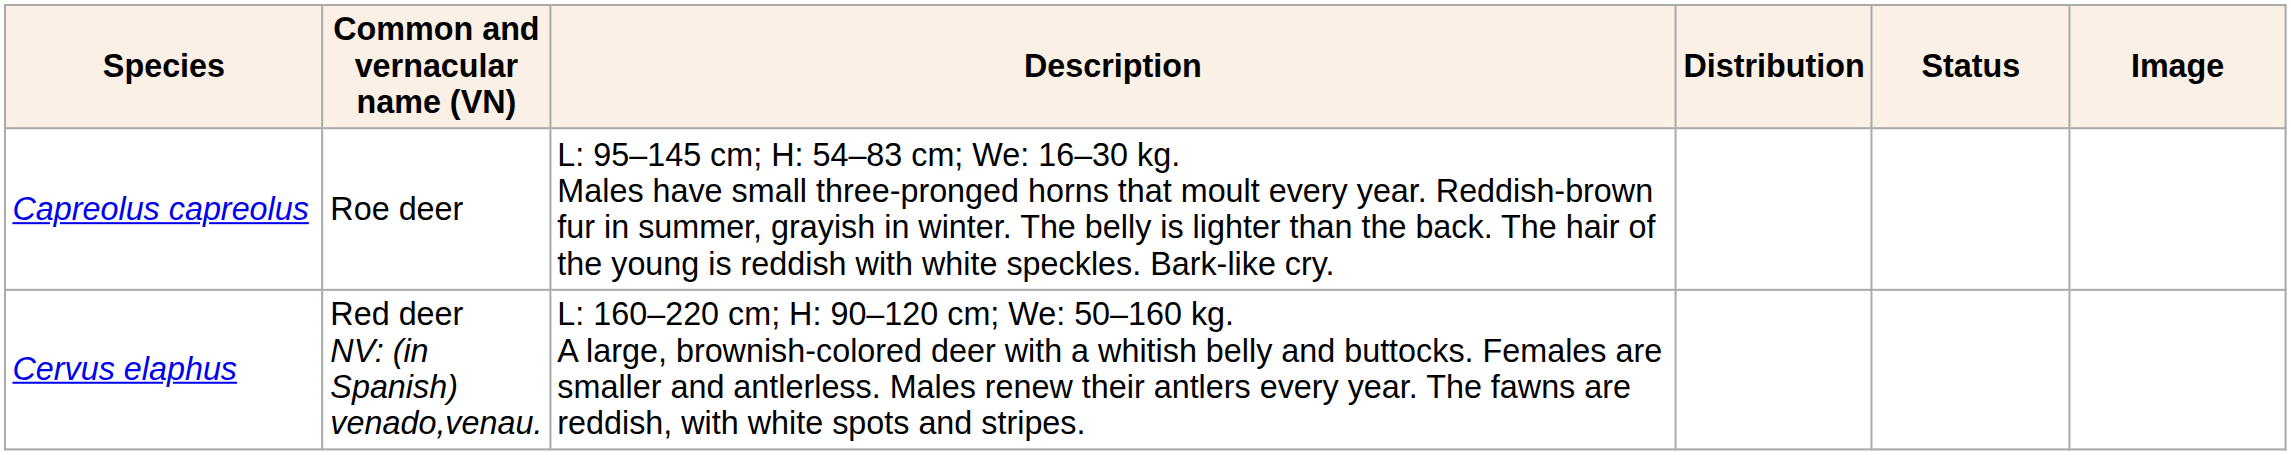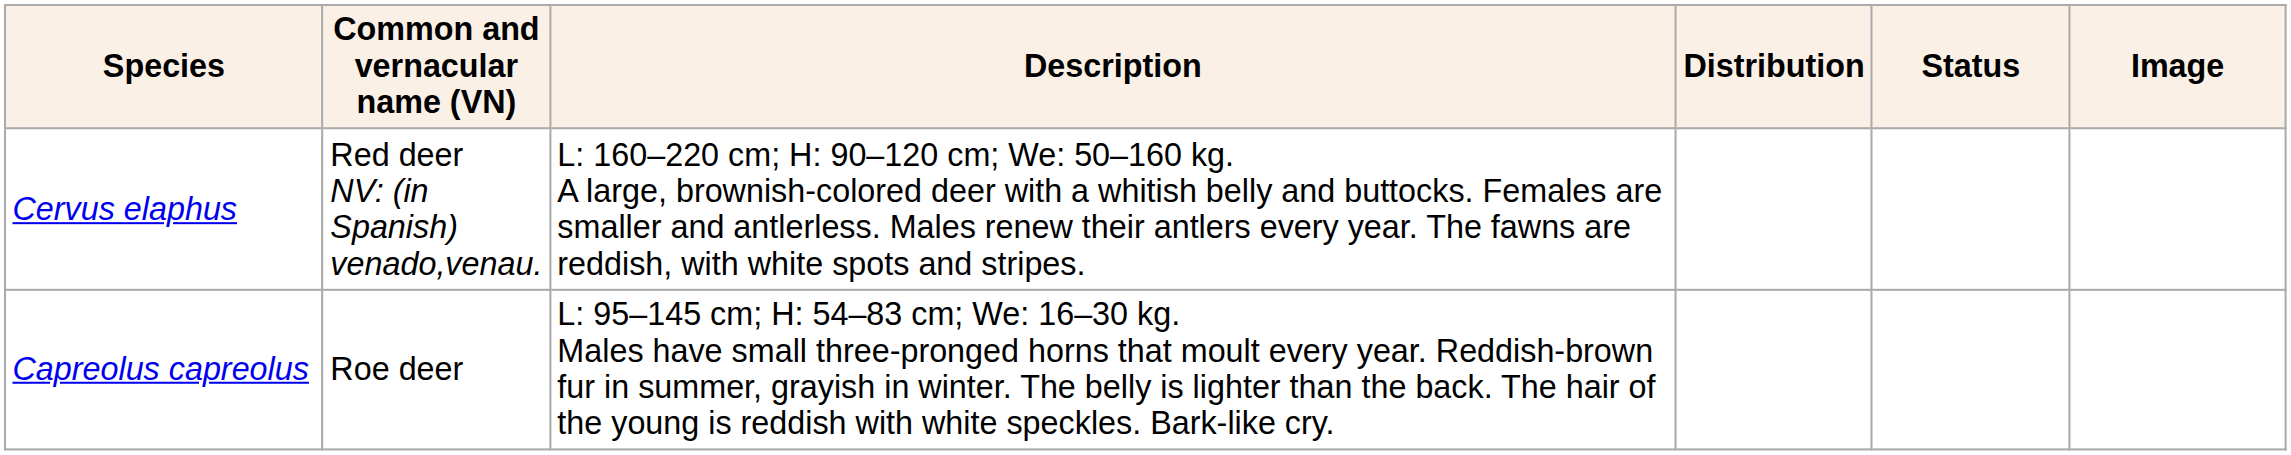rows swapped: (161, 208) <-> (125, 368)
